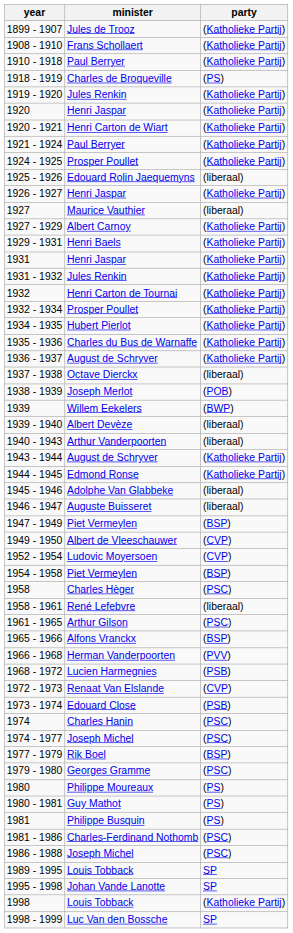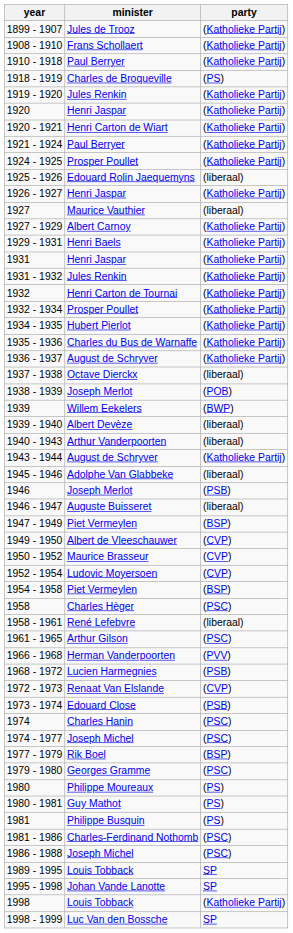- row: (34, 474)
+ row: (18, 491)
+ row: (34, 557)
- row: (34, 639)
